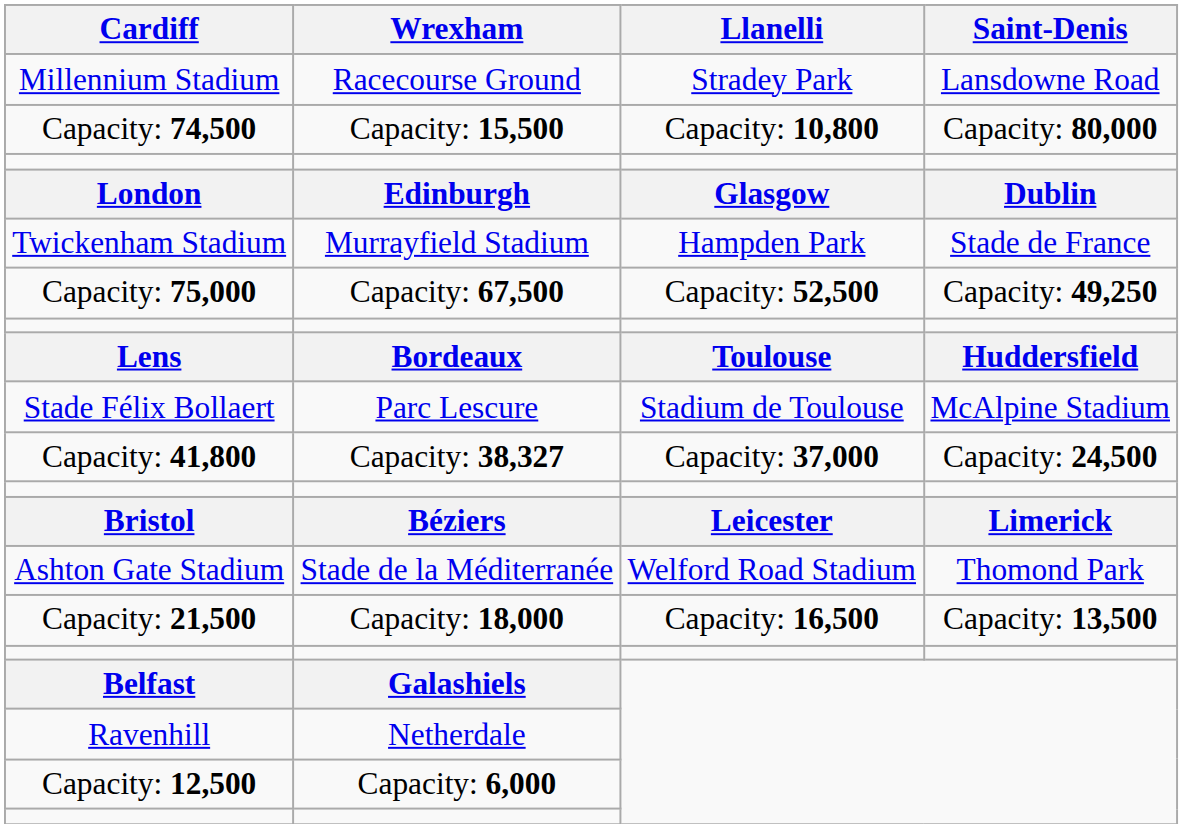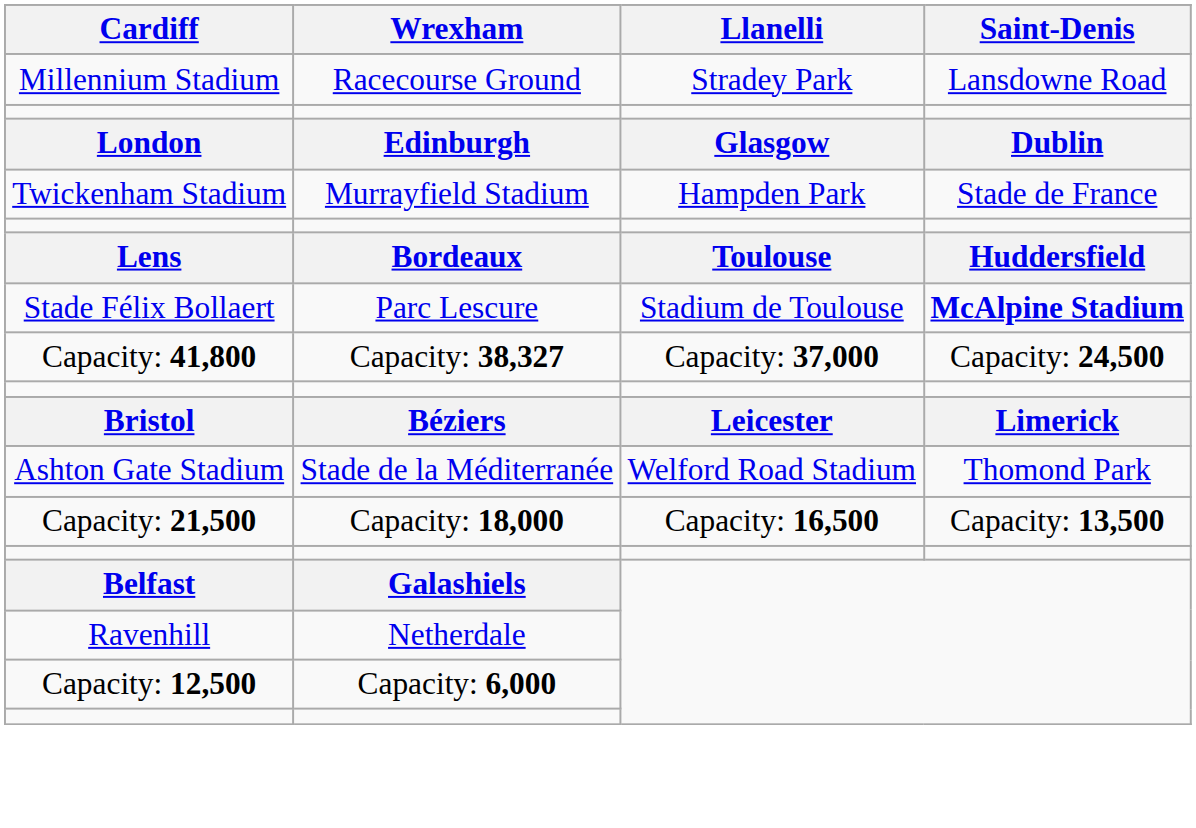- row: (149, 128)
- row: (149, 292)
(1050, 406) normal -> (1057, 306) bold
